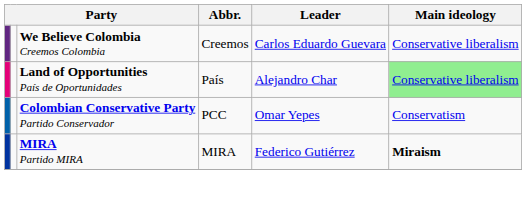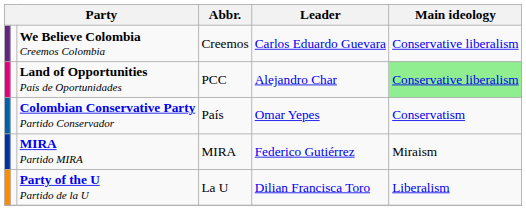(212, 79) País -> (214, 79) PCC
(214, 115) PCC -> (212, 115) País
(416, 151) bold -> (415, 151) normal
+ row: (60, 187)
